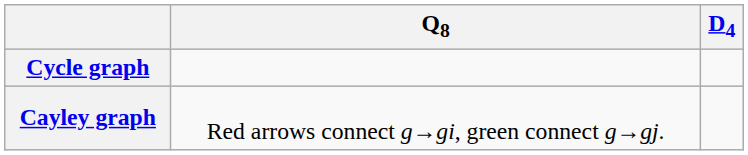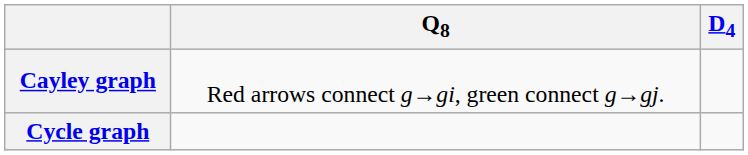rows swapped: (88, 117) <-> (88, 67)
